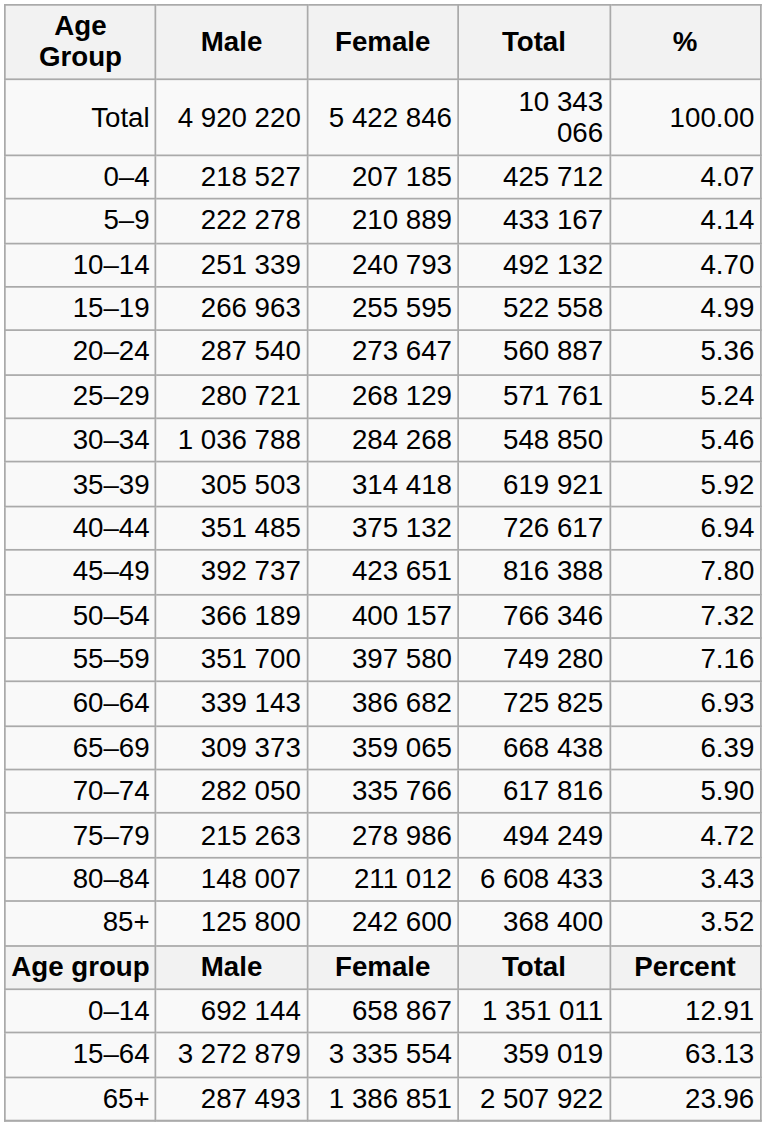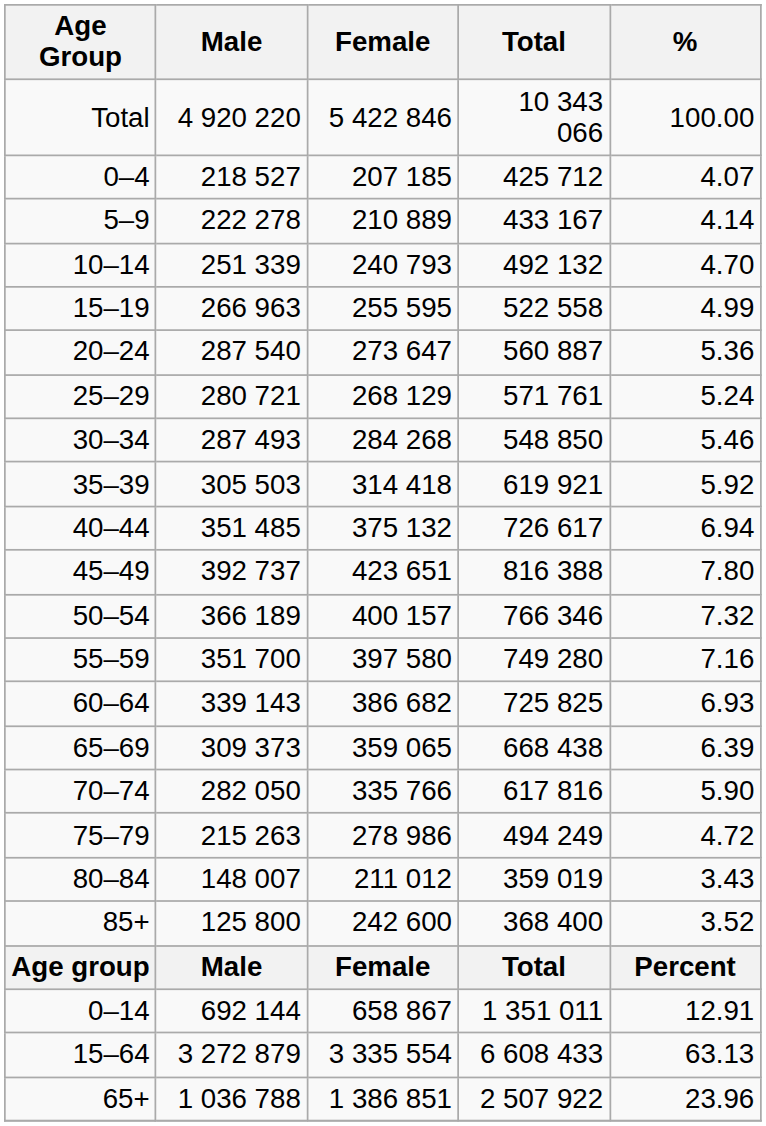(239, 439) 1 036 788 -> (251, 439) 287 493
(542, 878) 6 608 433 -> (553, 878) 359 019
(553, 1054) 359 019 -> (542, 1054) 6 608 433
(251, 1098) 287 493 -> (239, 1098) 1 036 788
